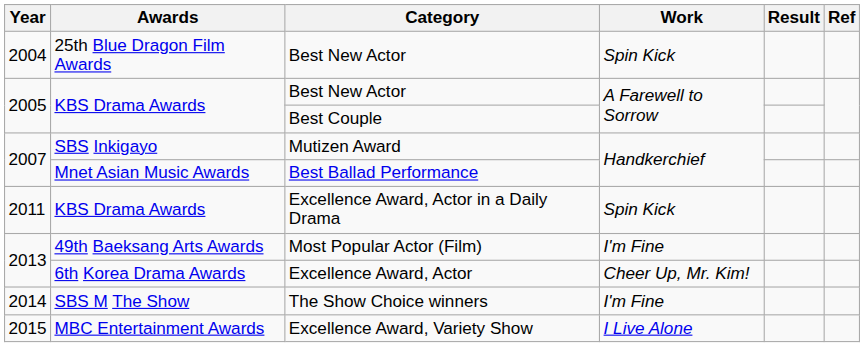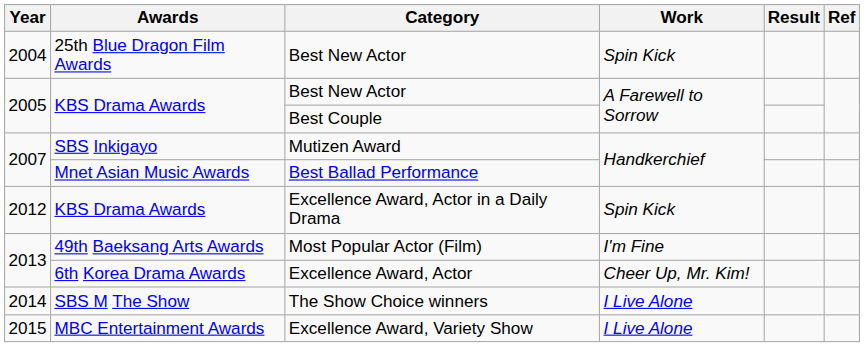(27, 209) 2011 -> (28, 209) 2012
(634, 300) I'm Fine -> (648, 300) I Live Alone
